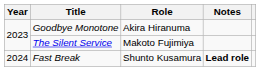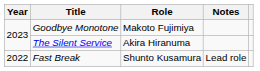(157, 27) Akira Hiranuma -> (159, 27) Makoto Fujimiya
(159, 43) Makoto Fujimiya -> (157, 43) Akira Hiranuma
(17, 58) 2024 -> (17, 58) 2022
(227, 58) bold -> (226, 58) normal
